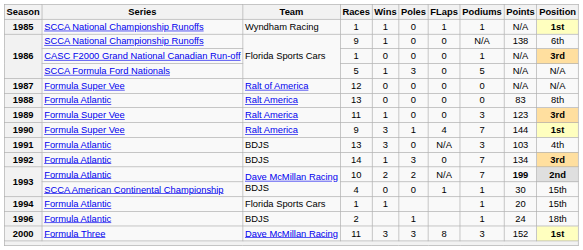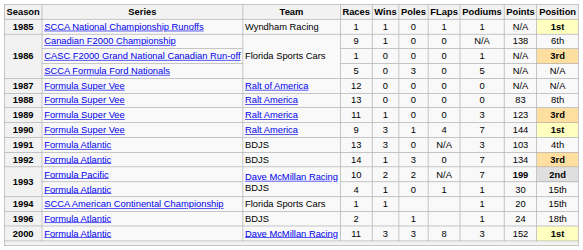(124, 42) SCCA National Championship Runoffs -> (110, 42) Canadian F2000 Championship
(385, 71) 1 -> (385, 71) 0
(78, 101) Formula Atlantic -> (84, 101) Formula Super Vee
(78, 175) Formula Atlantic -> (76, 175) Formula Pacific
(134, 190) SCCA American Continental Championship -> (78, 190) Formula Atlantic
(385, 190) 0 -> (385, 190) 1
(78, 204) Formula Atlantic -> (134, 204) SCCA American Continental Championship
(75, 234) Formula Three -> (78, 234) Formula Atlantic
